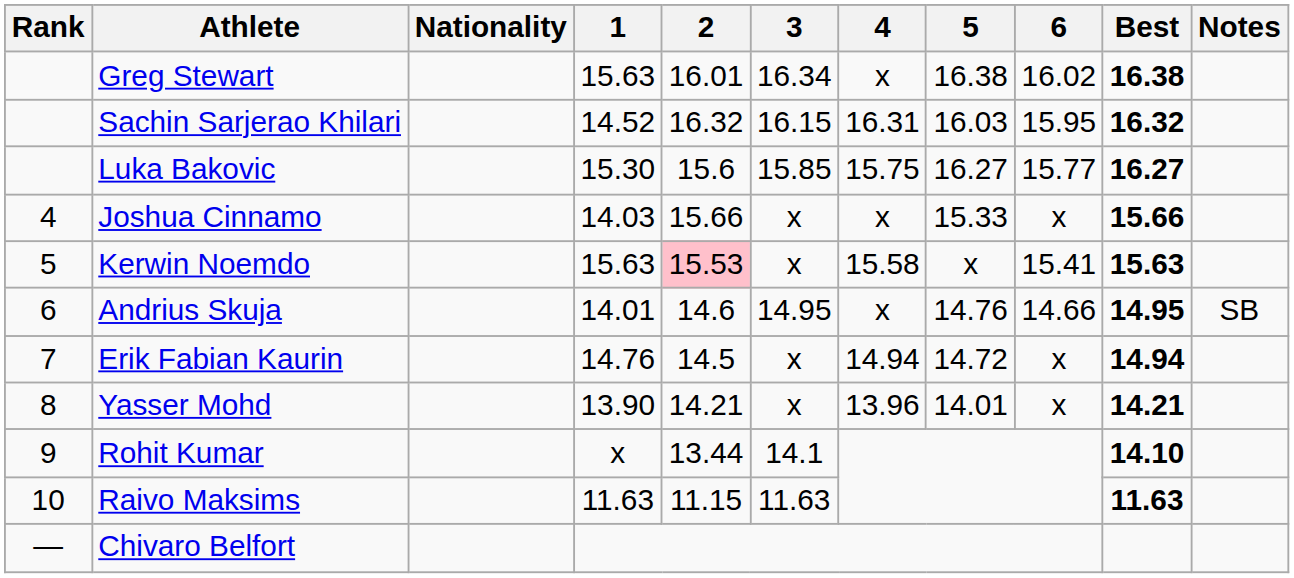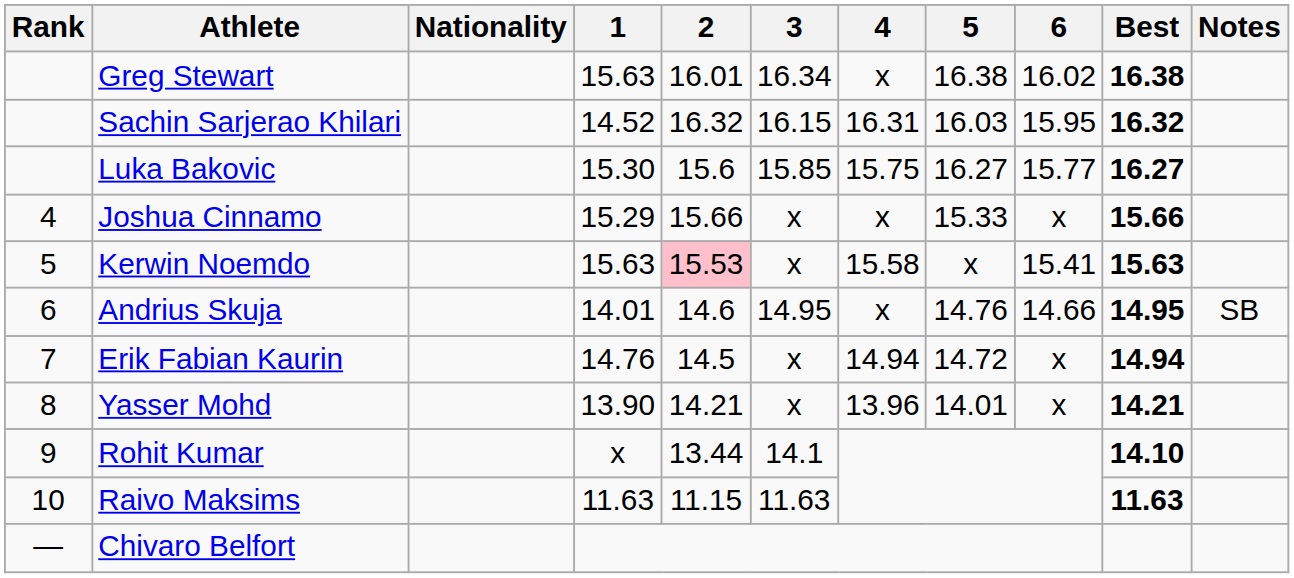(618, 216) 14.03 -> (618, 216) 15.29
